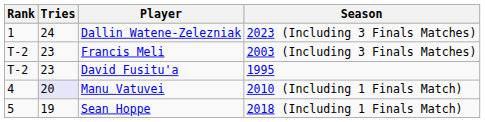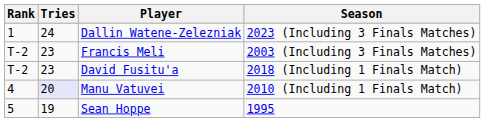(261, 70) 1995 -> (355, 70) 2018 (Including 1 Finals Match)
(355, 108) 2018 (Including 1 Finals Match) -> (261, 108) 1995
